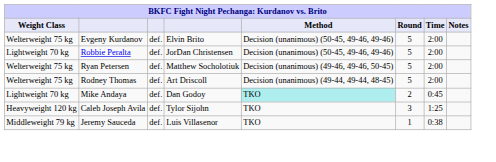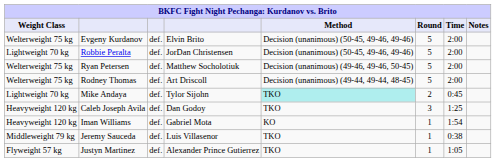(186, 94) Dan Godoy -> (187, 94) Tylor Sijohn
(187, 108) Tylor Sijohn -> (186, 108) Dan Godoy
+ row: (106, 122)
+ row: (108, 150)
